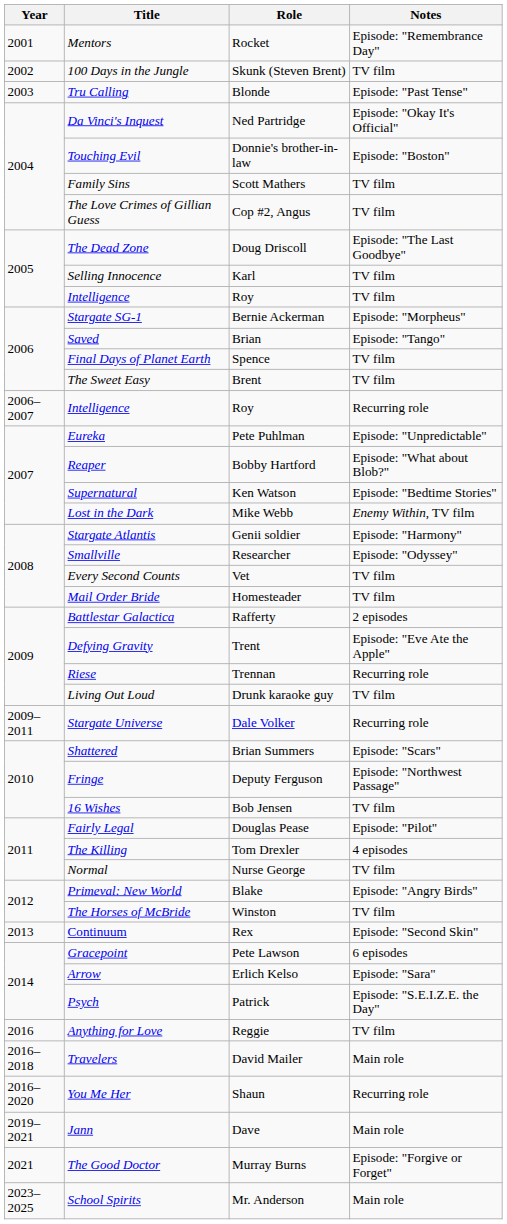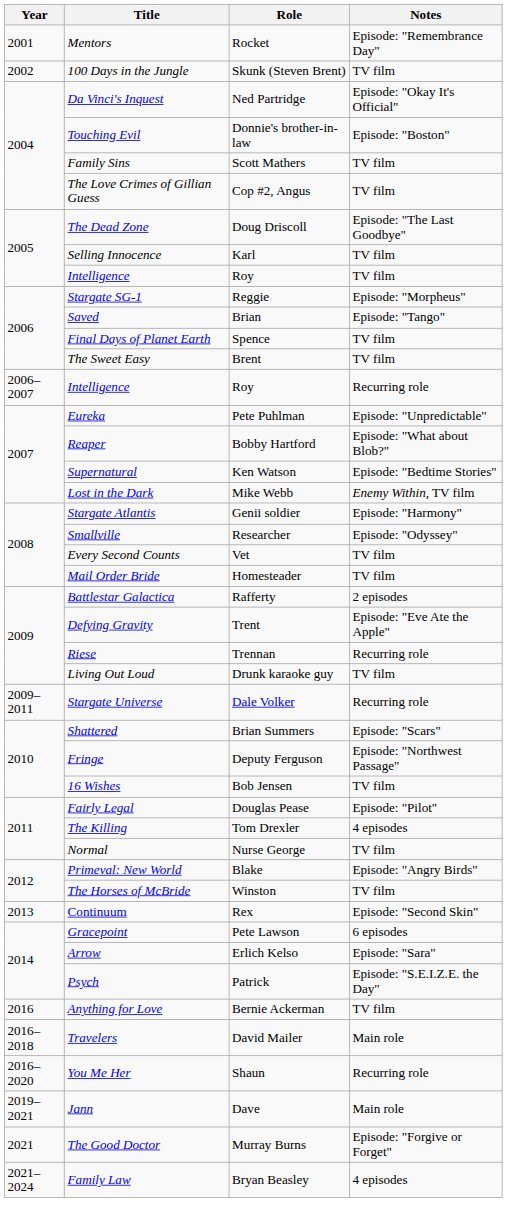- row: (98, 92)
(278, 317) Bernie Ackerman -> (251, 296) Reggie
(251, 1030) Reggie -> (278, 1009) Bernie Ackerman
+ row: (99, 1180)
- row: (104, 1200)
